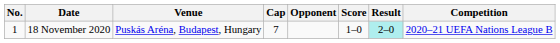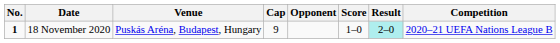(15, 30) normal -> (15, 30) bold
(276, 30) 7 -> (276, 30) 9
